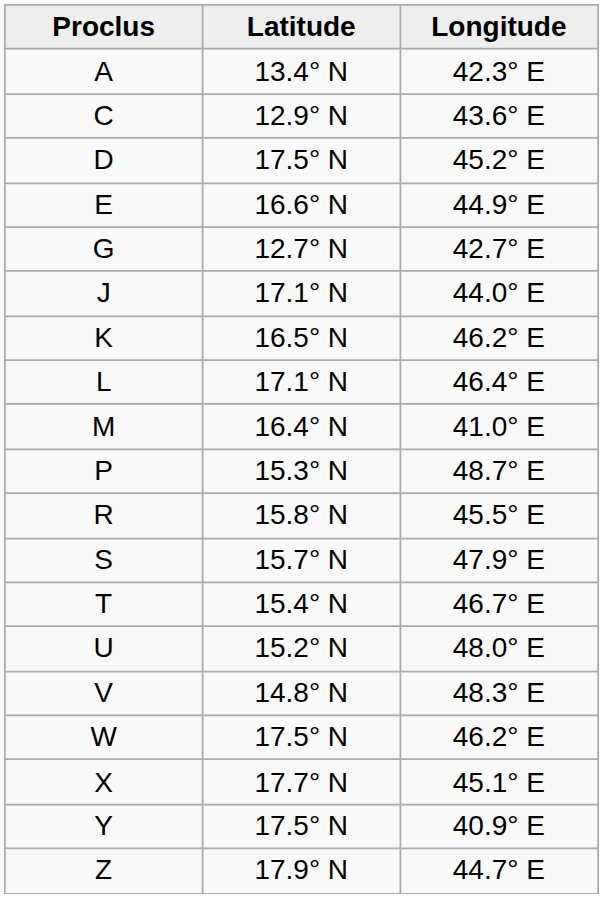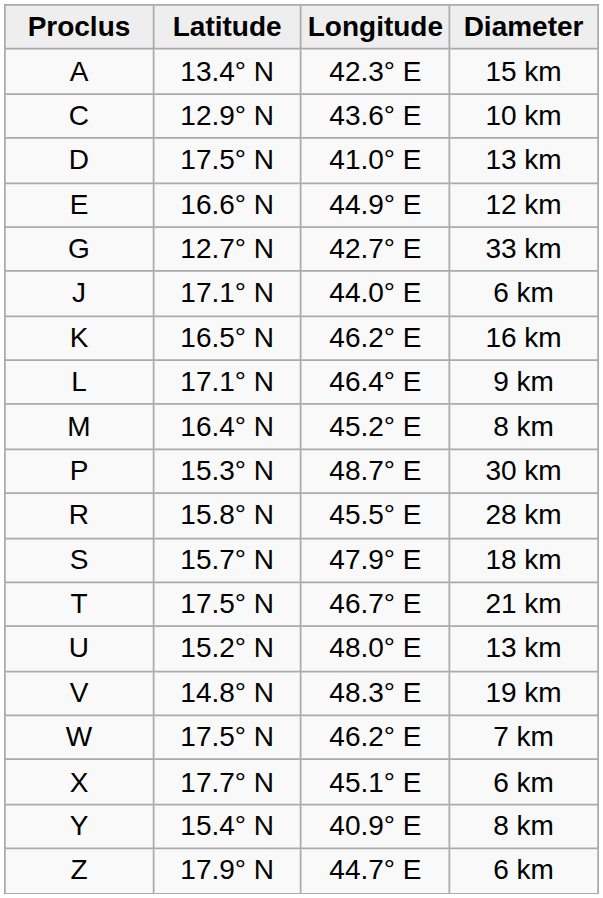+ column: (524, 26)
(499, 159) 45.2° E -> (375, 159) 41.0° E
(499, 426) 41.0° E -> (375, 426) 45.2° E
(301, 603) 15.4° N -> (227, 603) 17.5° N
(301, 826) 17.5° N -> (227, 826) 15.4° N
